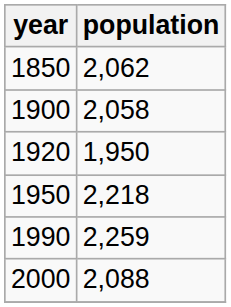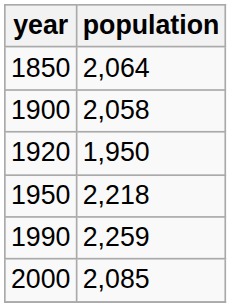(116, 68) 2,062 -> (116, 68) 2,064
(116, 279) 2,088 -> (116, 279) 2,085
